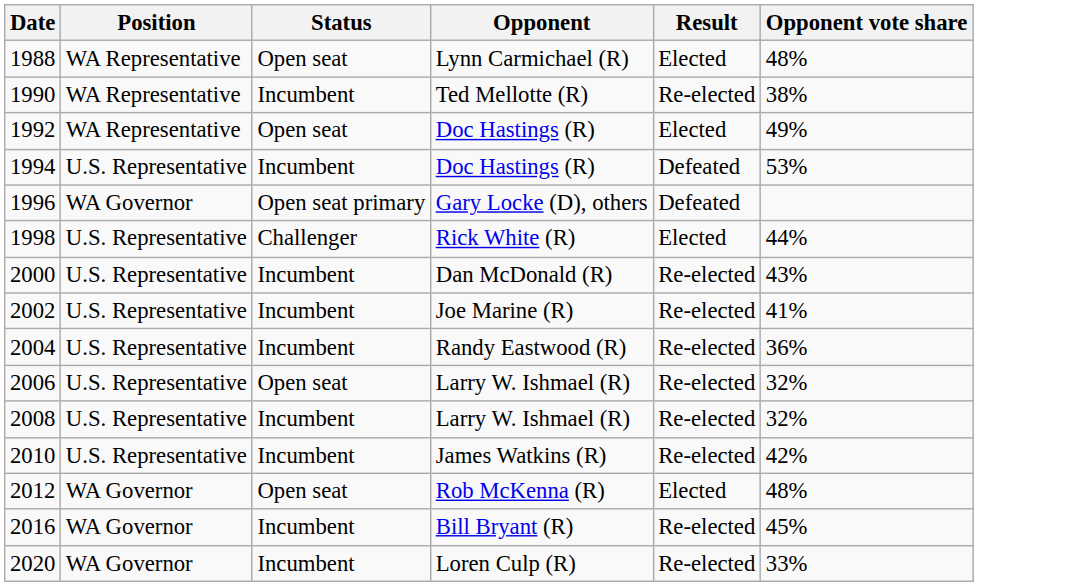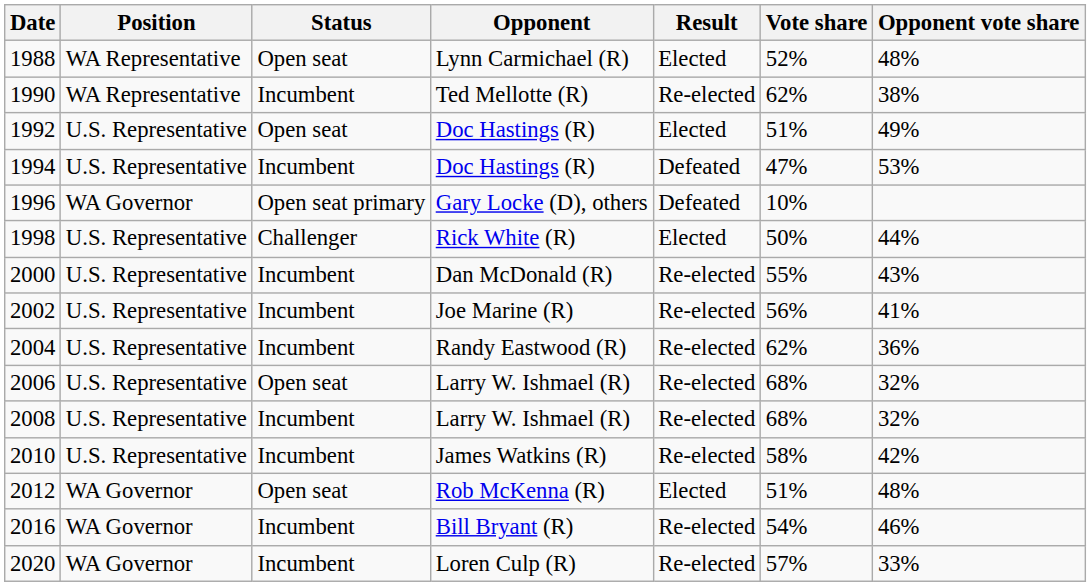+ column: (817, 22)
(153, 130) WA Representative -> (156, 130) U.S. Representative
(787, 526) 45% -> (899, 526) 46%
